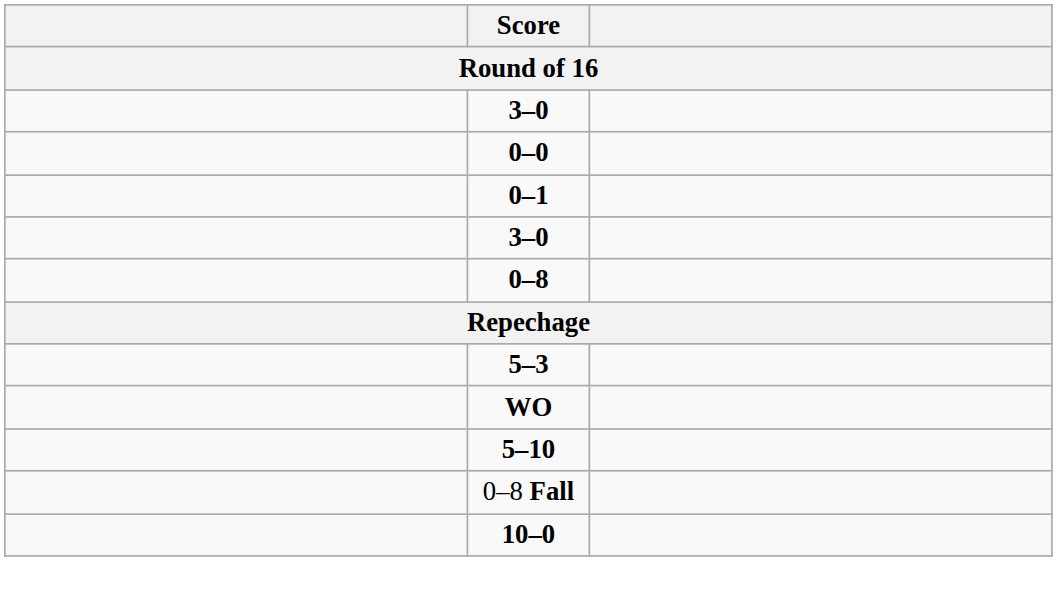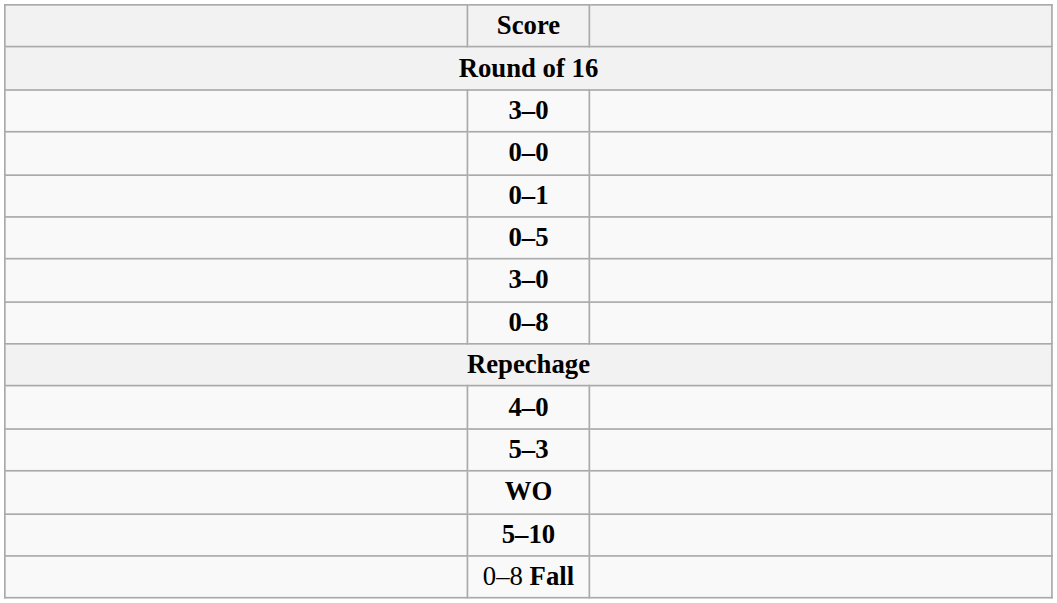+ row: (236, 238)
+ row: (236, 407)
- row: (236, 535)
